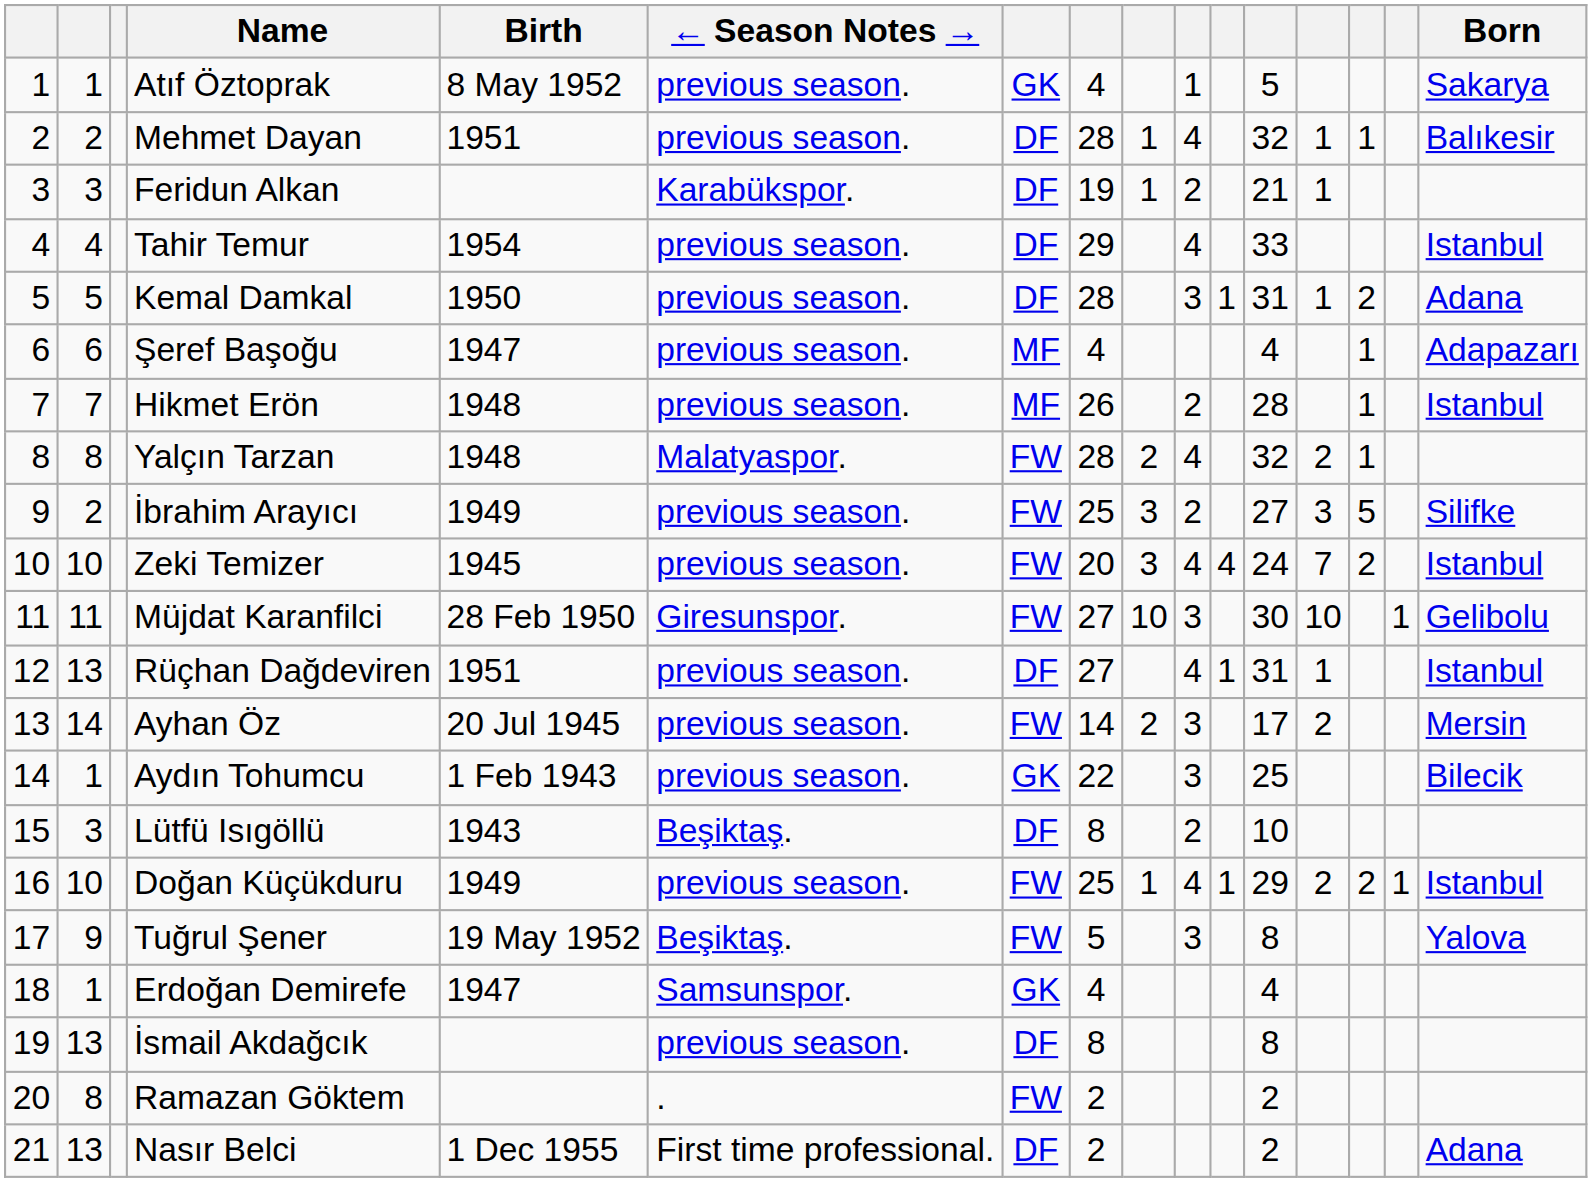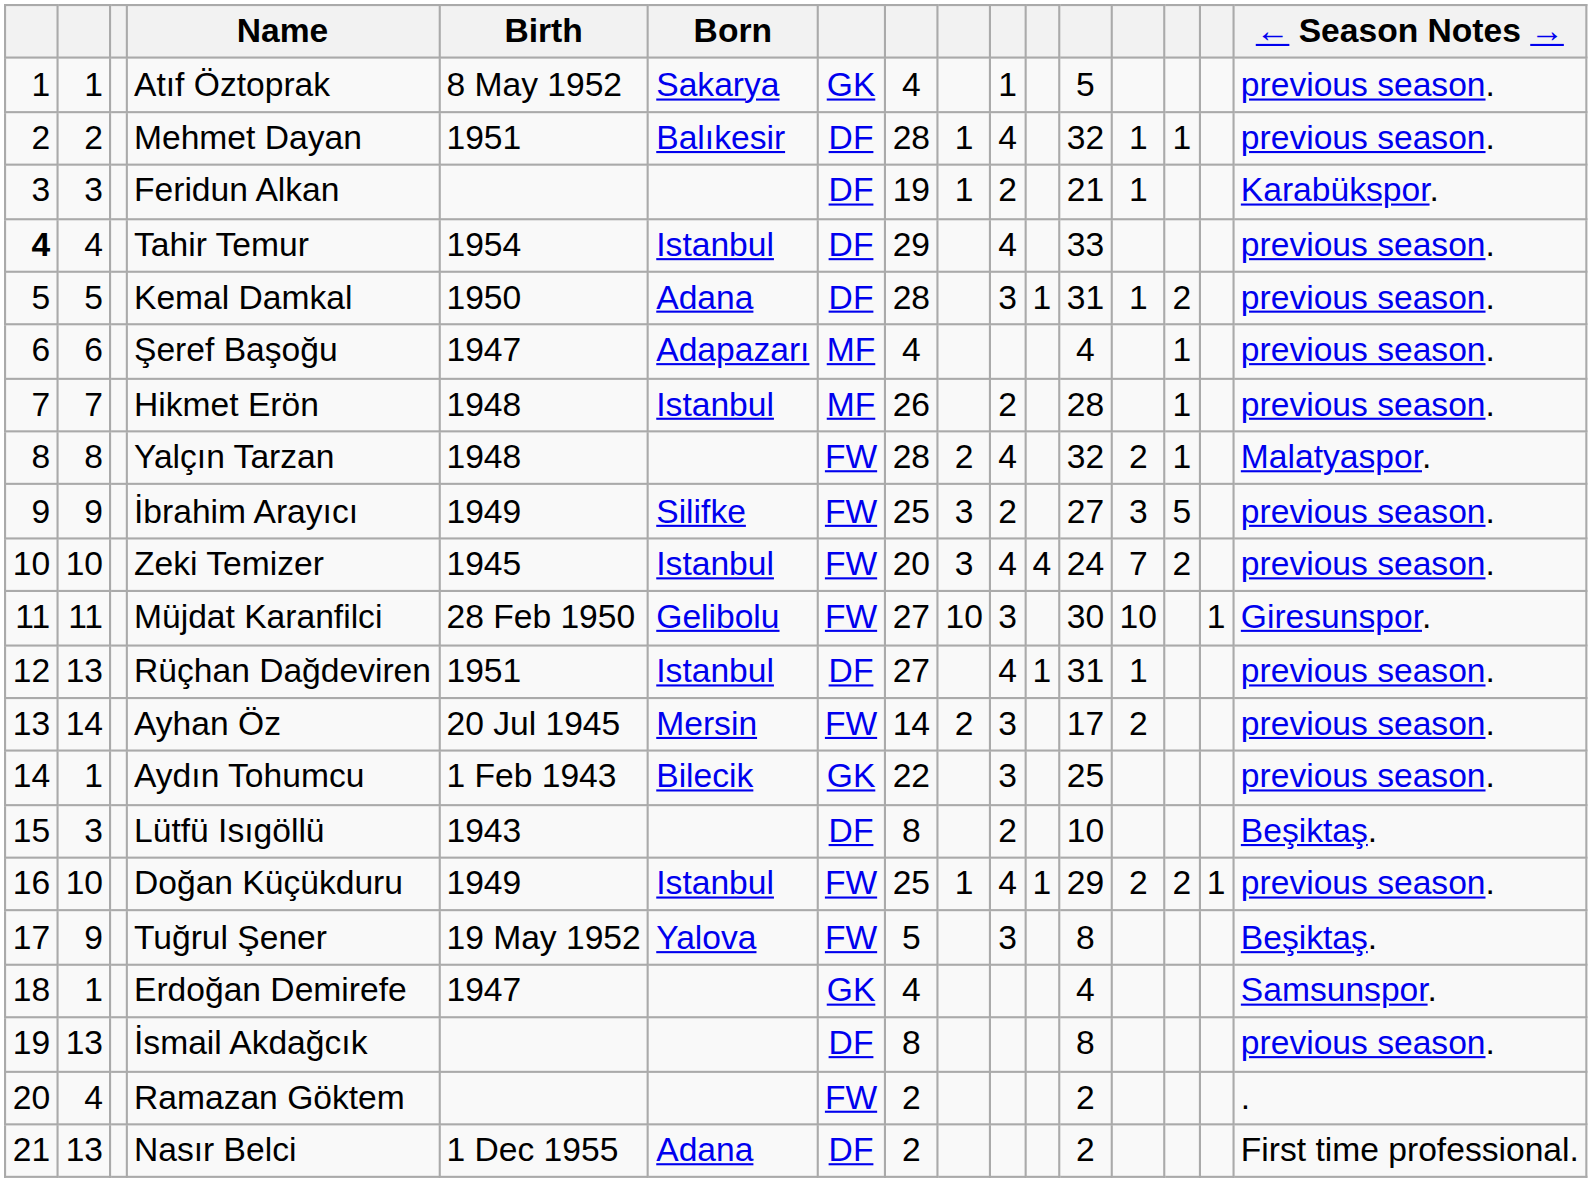columns swapped: (1502, 31) <-> (825, 31)
(41, 244) normal -> (41, 244) bold
(94, 510) 2 -> (94, 510) 9
(94, 1096) 8 -> (94, 1096) 4
